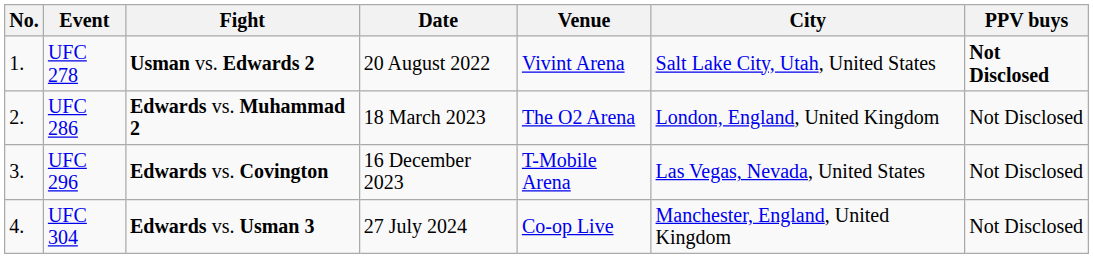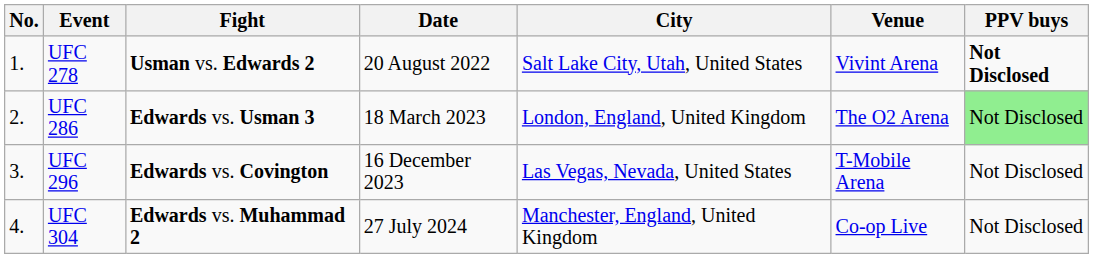columns swapped: (584, 20) <-> (808, 20)
(237, 117) Edwards vs. Muhammad 2 -> (222, 117) Edwards vs. Usman 3
(1026, 117) no background -> (1026, 117) lightgreen background
(222, 225) Edwards vs. Usman 3 -> (237, 225) Edwards vs. Muhammad 2
